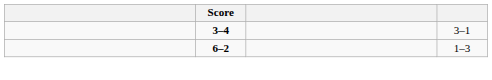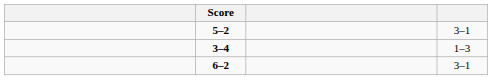+ row: (221, 30)
(462, 30) 3–1 -> (462, 48) 1–3
(462, 48) 1–3 -> (462, 65) 3–1
